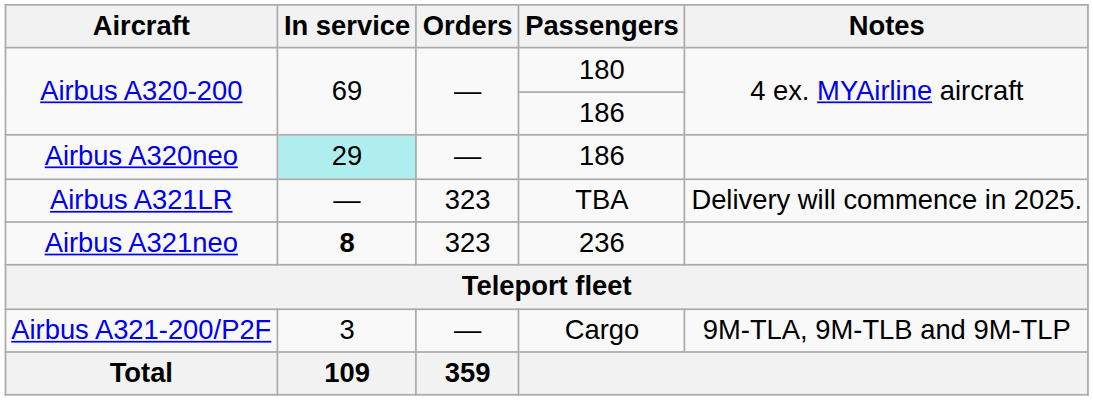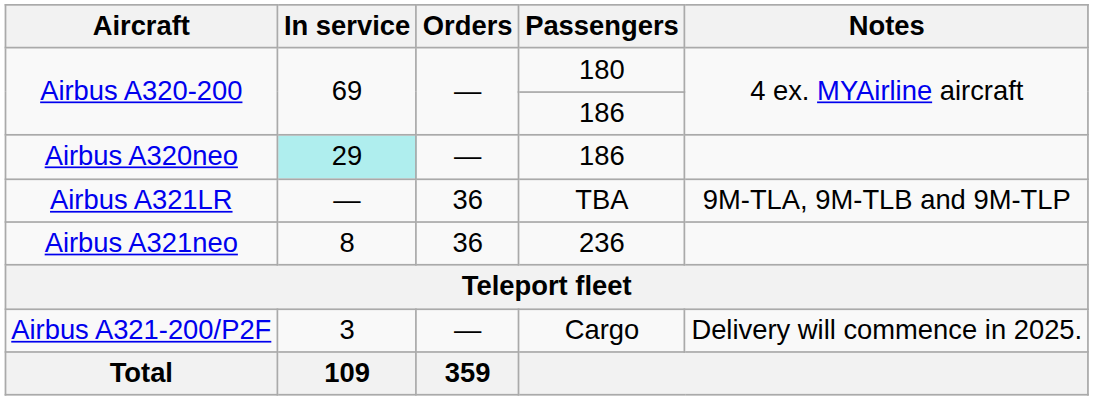(468, 199) 323 -> (468, 199) 36
(887, 199) Delivery will commence in 2025. -> (887, 199) 9M-TLA, 9M-TLB and 9M-TLP
(347, 243) bold -> (347, 243) normal
(468, 243) 323 -> (468, 243) 36
(887, 329) 9M-TLA, 9M-TLB and 9M-TLP -> (887, 329) Delivery will commence in 2025.
